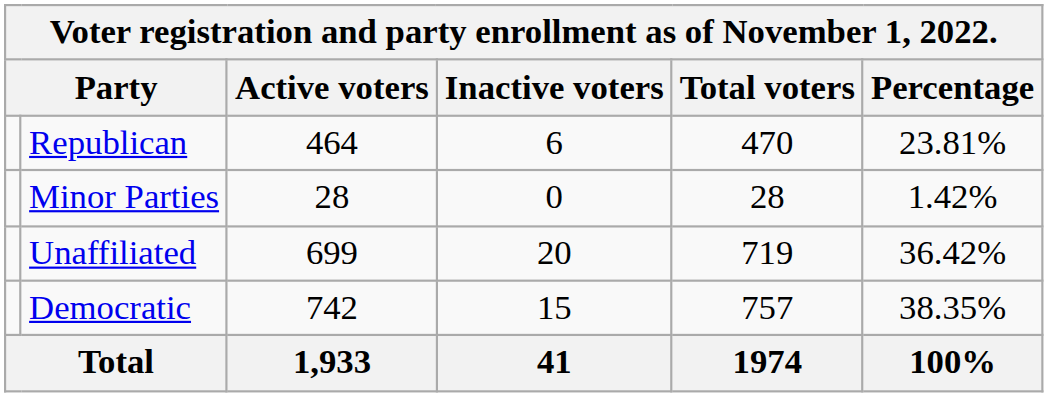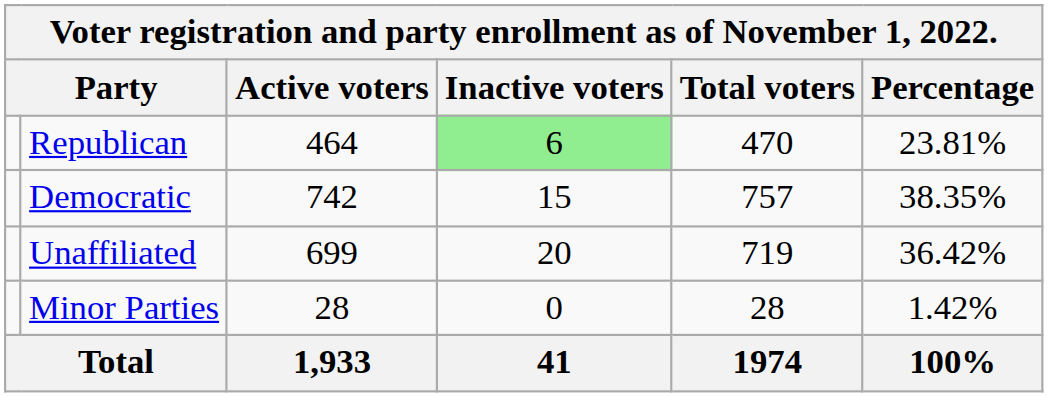(554, 142) no background -> (554, 142) lightgreen background
rows swapped: (110, 307) <-> (124, 197)
